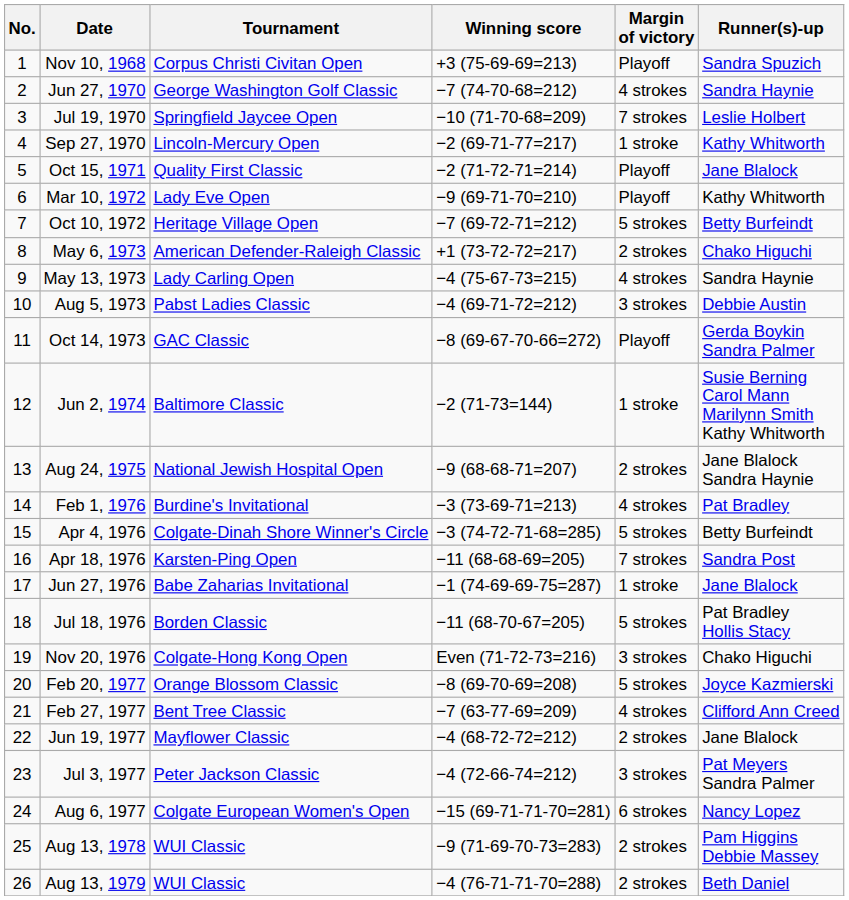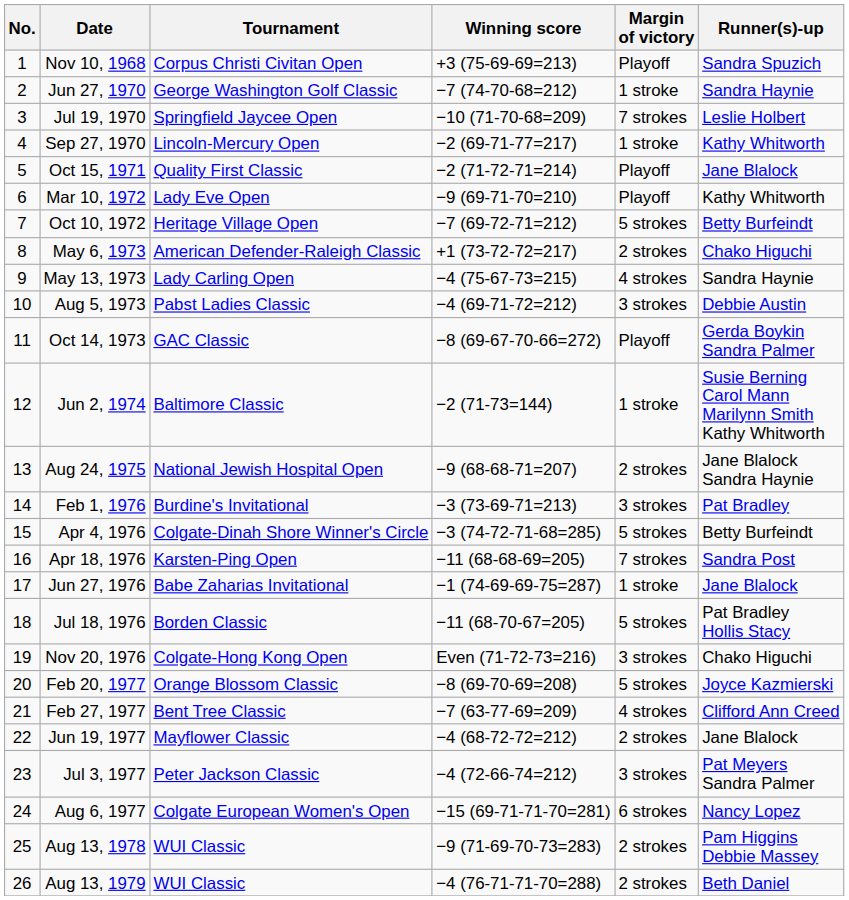(653, 90) 4 strokes -> (648, 90) 1 stroke
(653, 505) 4 strokes -> (653, 505) 3 strokes
